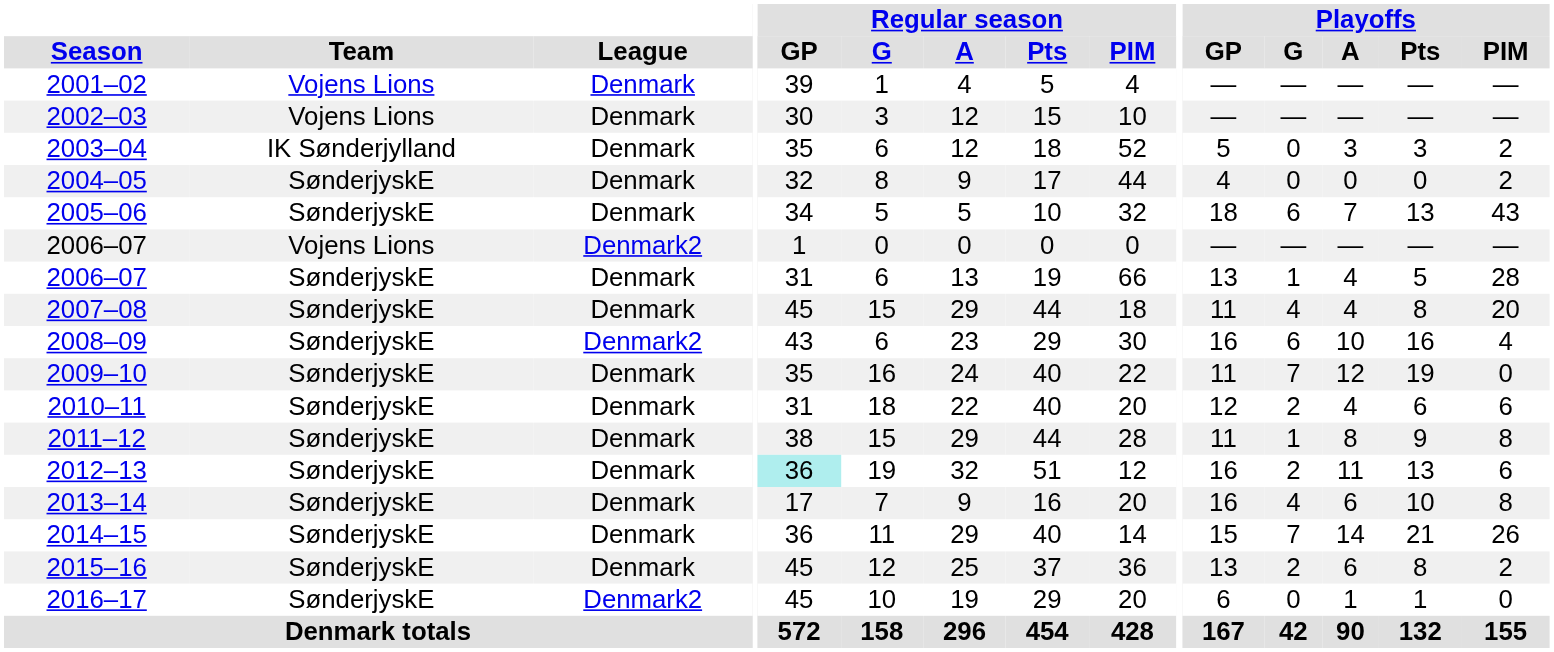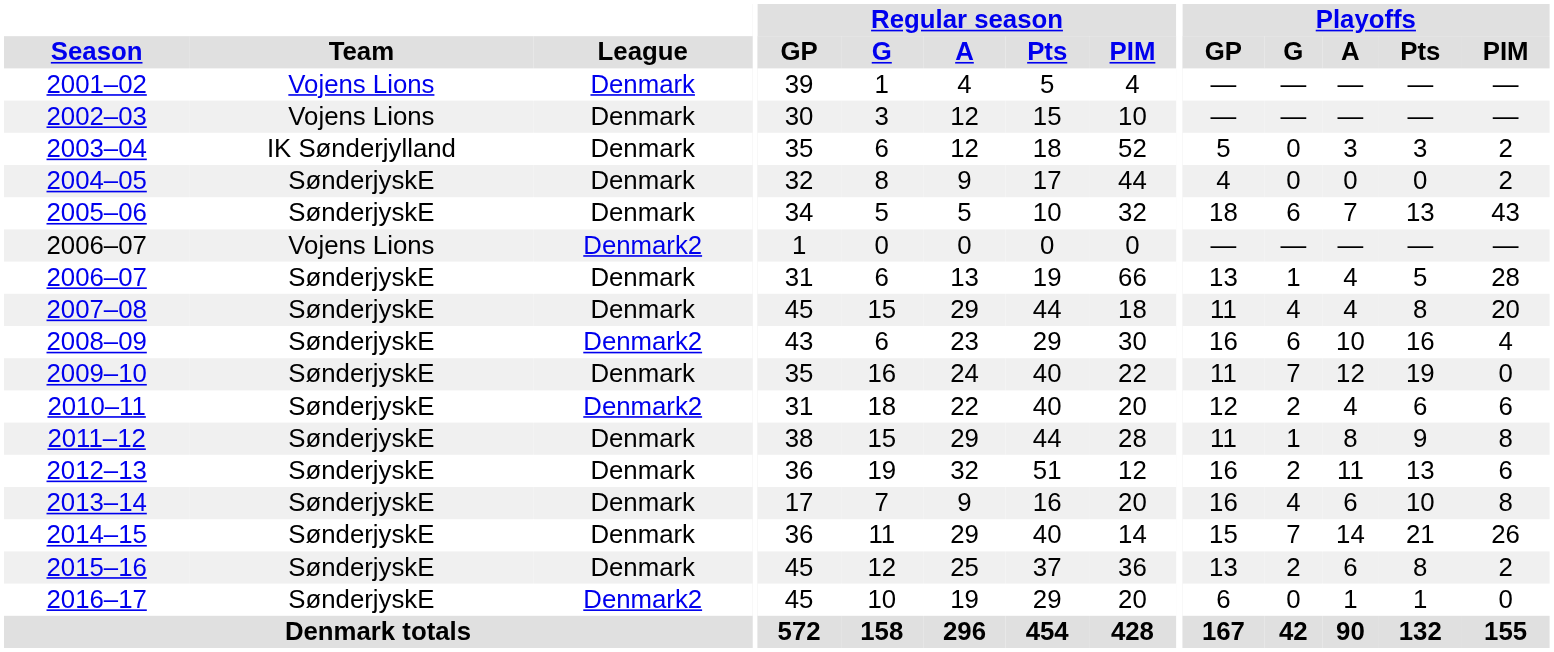(643, 406) Denmark -> (643, 406) Denmark2
(799, 470) paleturquoise background -> (799, 470) no background
